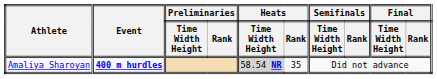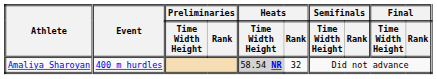(129, 65) bold -> (129, 65) normal
(296, 65) 35 -> (296, 65) 32
